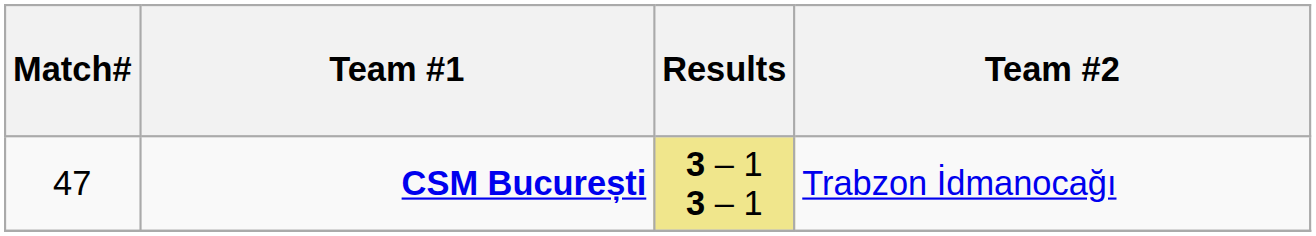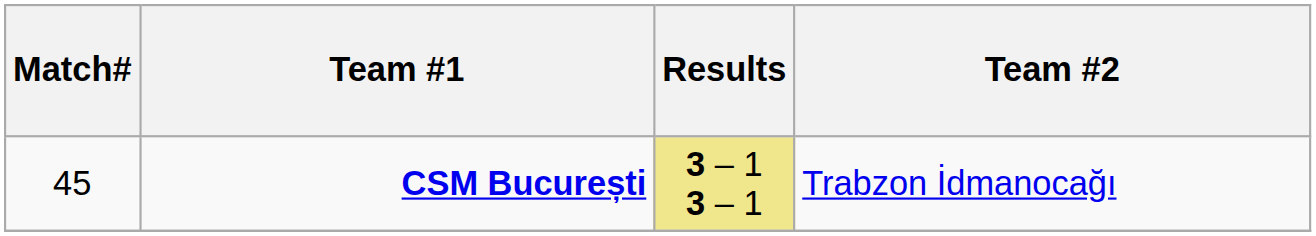(72, 183) 47 -> (72, 183) 45
